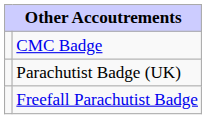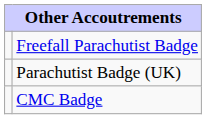rows swapped: (107, 99) <-> (59, 45)
